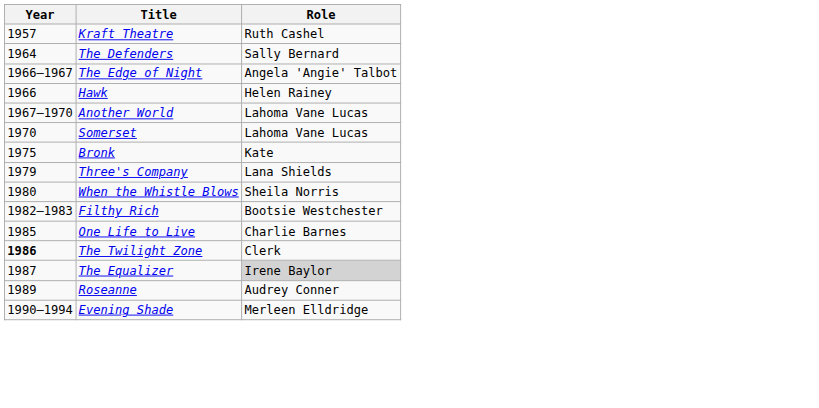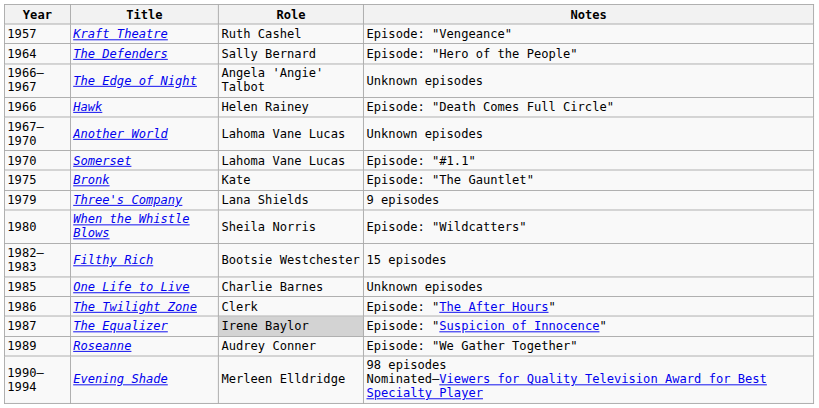+ column: (589, 14)
(22, 251) bold -> (22, 307) normal
